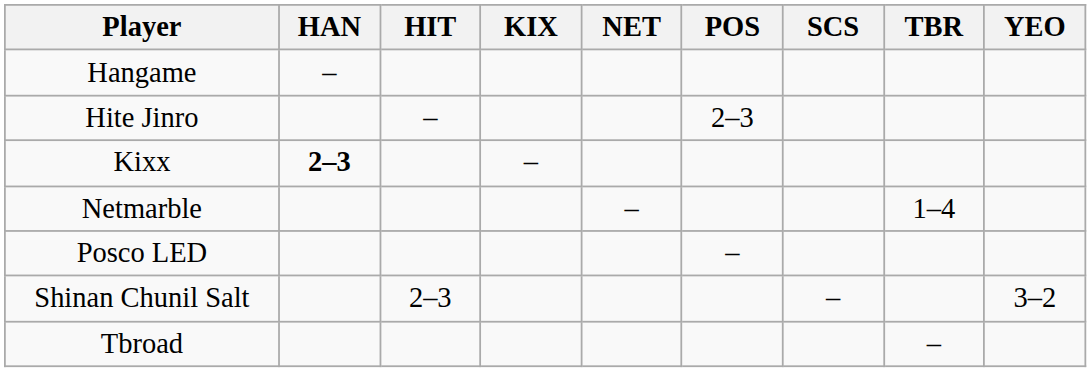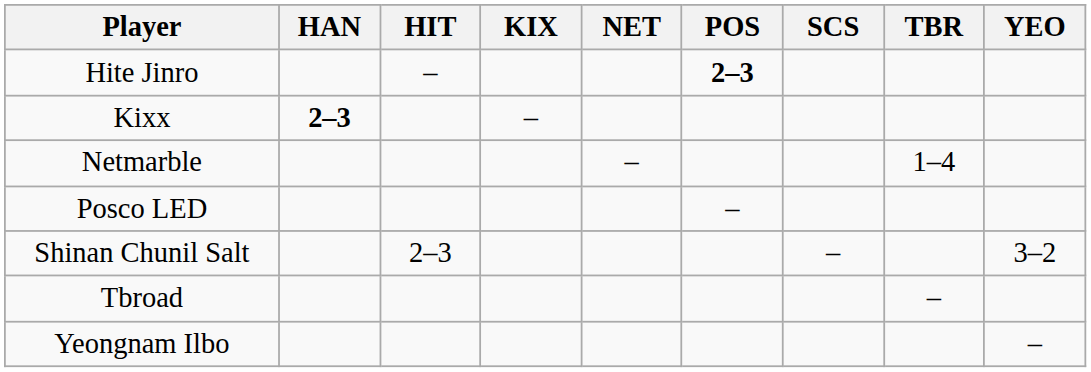- row: (142, 72)
(732, 117) normal -> (732, 72) bold
+ row: (142, 343)
